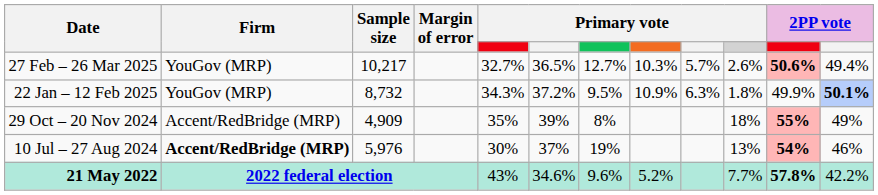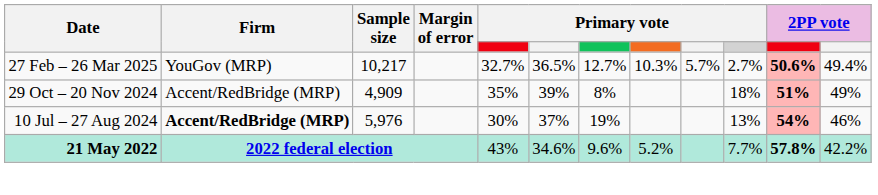(745, 65) 2.6% -> (745, 65) 2.7%
- row: (86, 93)
(793, 121) 55% -> (793, 93) 51%
